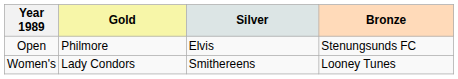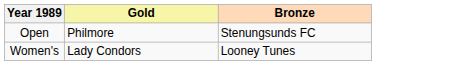- column: (252, 20)
